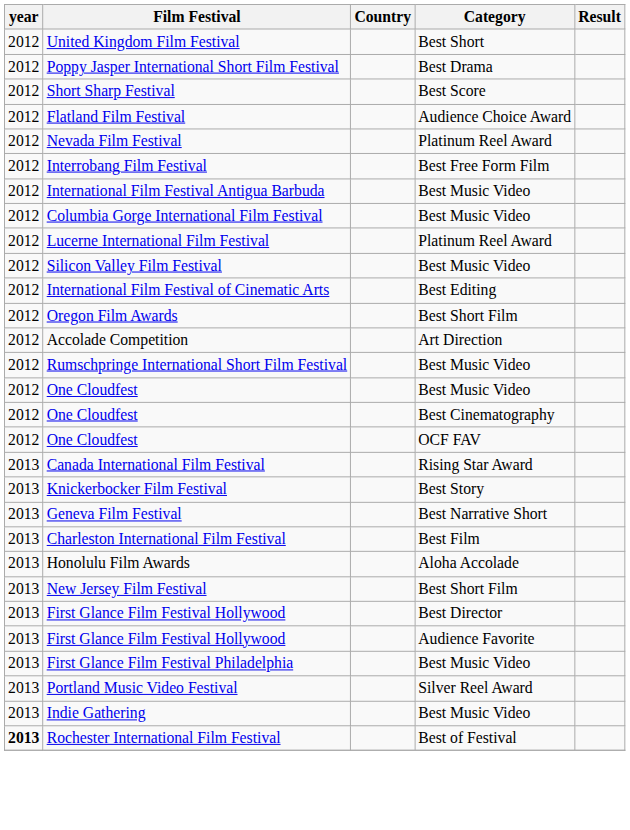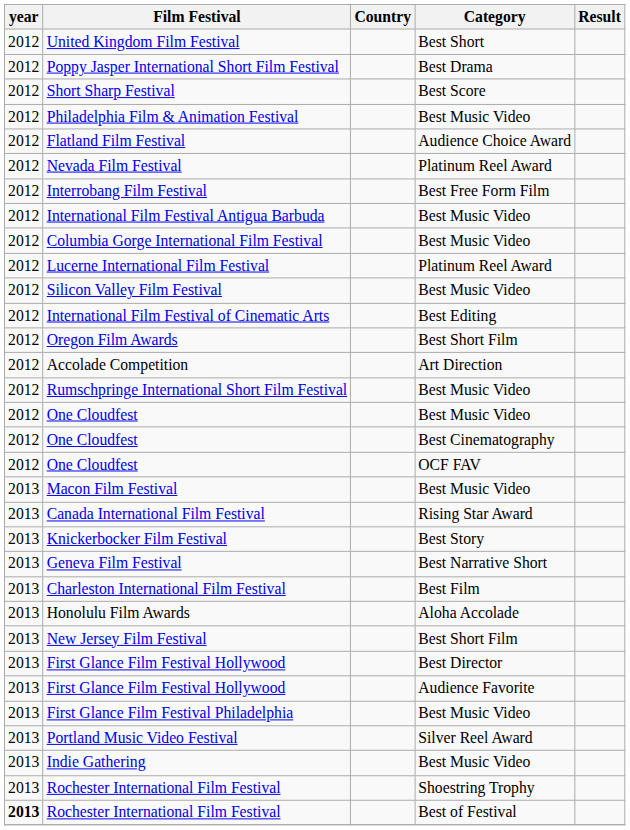+ row: (173, 116)
+ row: (112, 489)
+ row: (164, 787)
